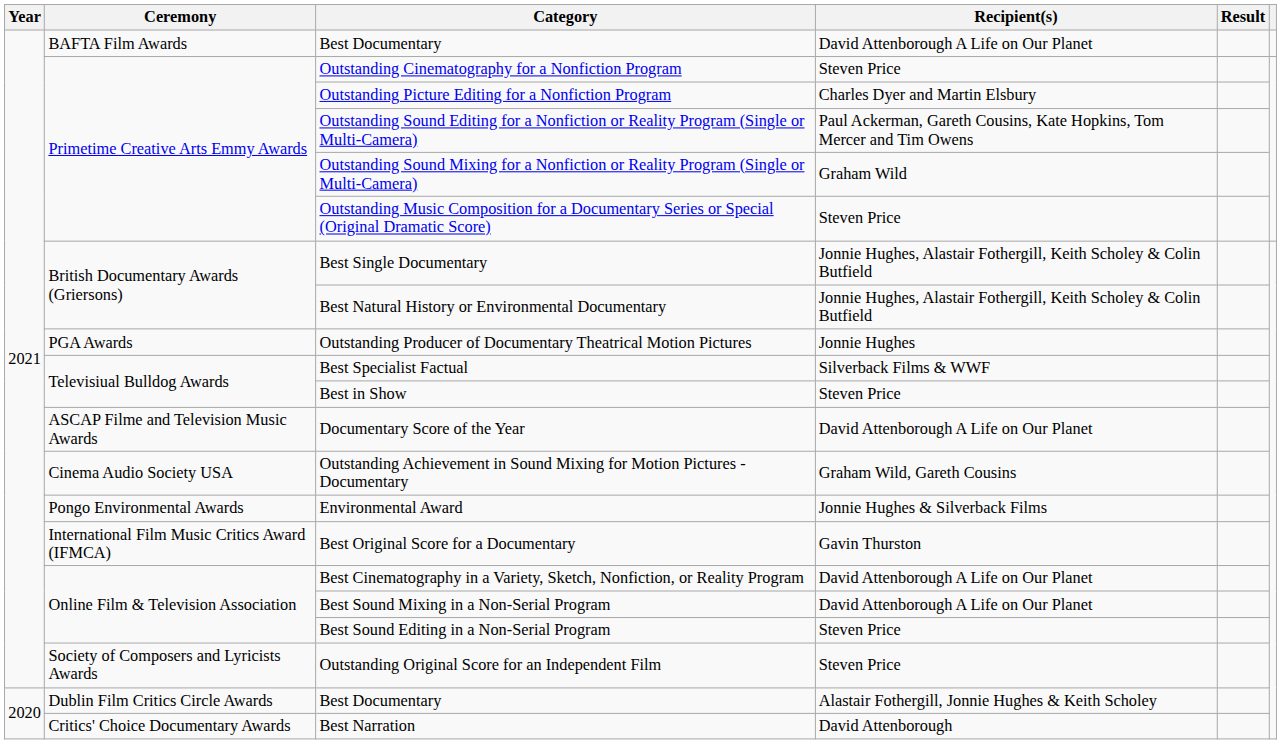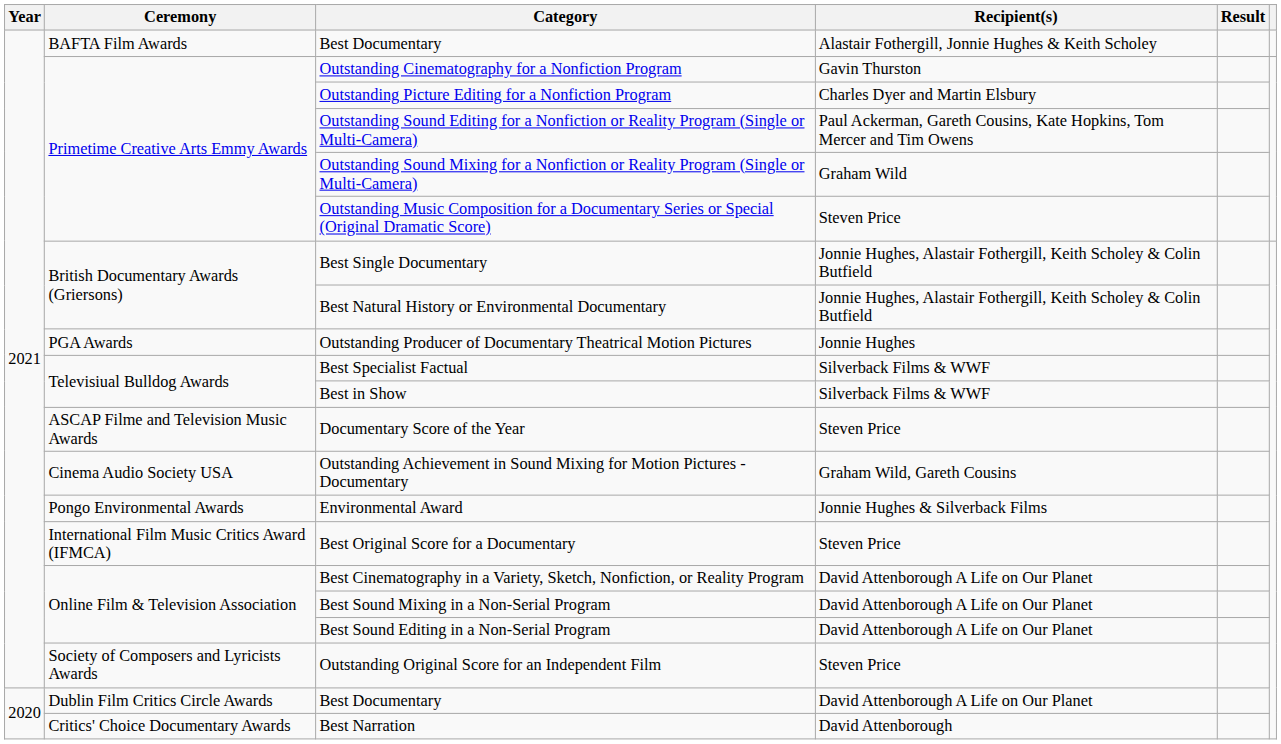(956, 43) David Attenborough A Life on Our Planet -> (988, 43) Alastair Fothergill, Jonnie Hughes & Keith Scholey
(860, 69) Steven Price -> (870, 69) Gavin Thurston
(860, 393) Steven Price -> (904, 393) Silverback Films & WWF
(956, 429) David Attenborough A Life on Our Planet -> (860, 429) Steven Price
(870, 543) Gavin Thurston -> (860, 543) Steven Price
(860, 630) Steven Price -> (956, 630) David Attenborough A Life on Our Planet
(988, 700) Alastair Fothergill, Jonnie Hughes & Keith Scholey -> (956, 700) David Attenborough A Life on Our Planet
